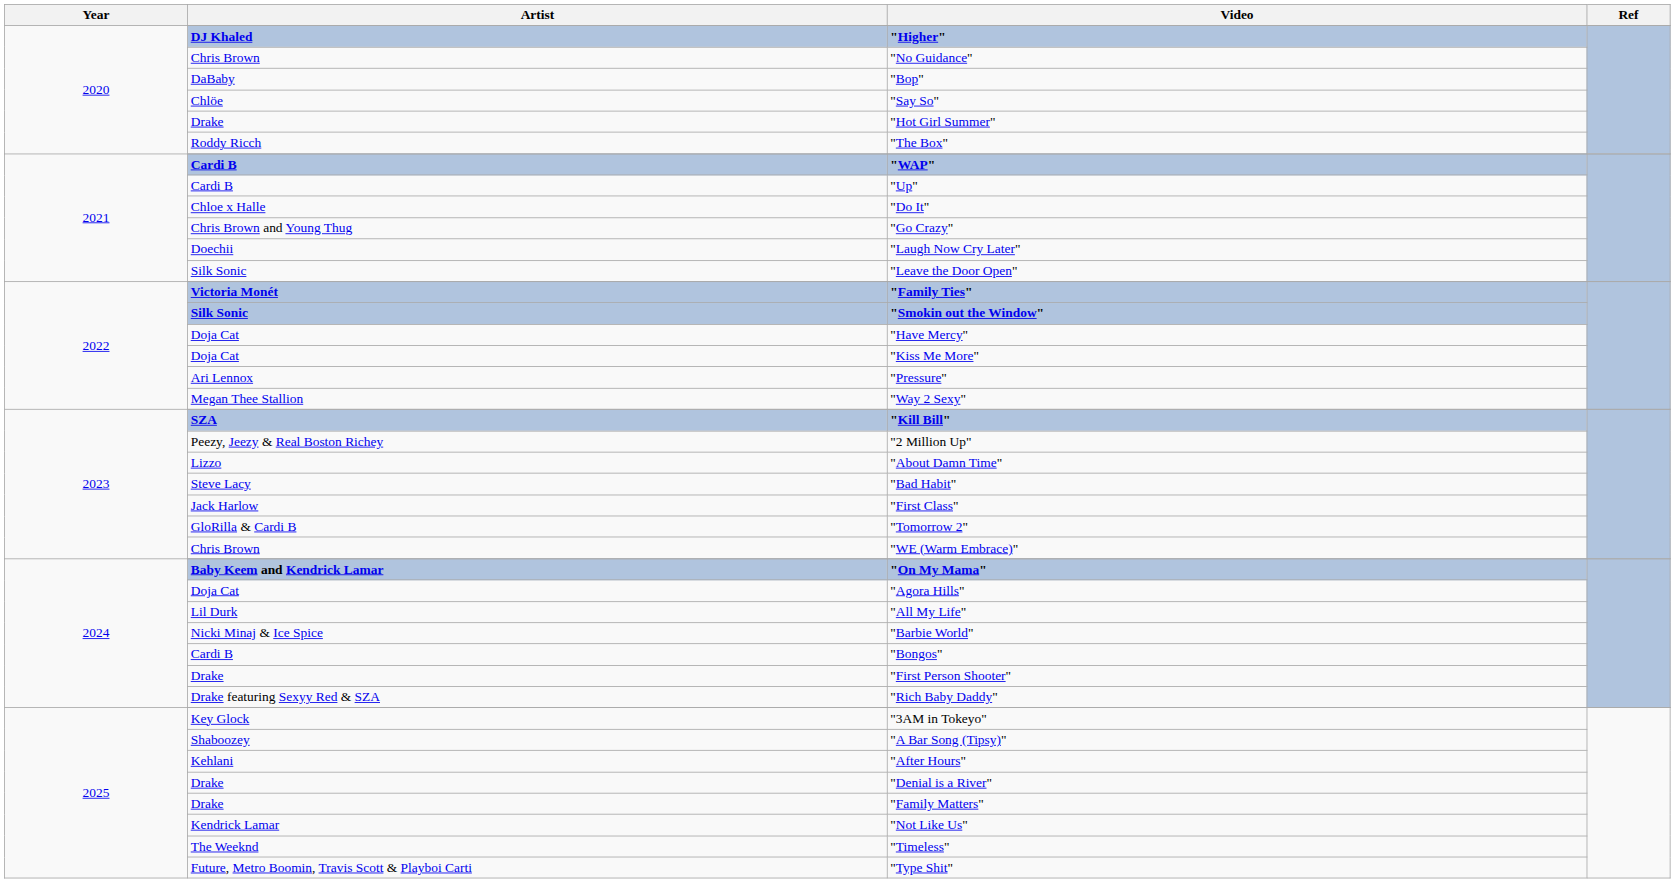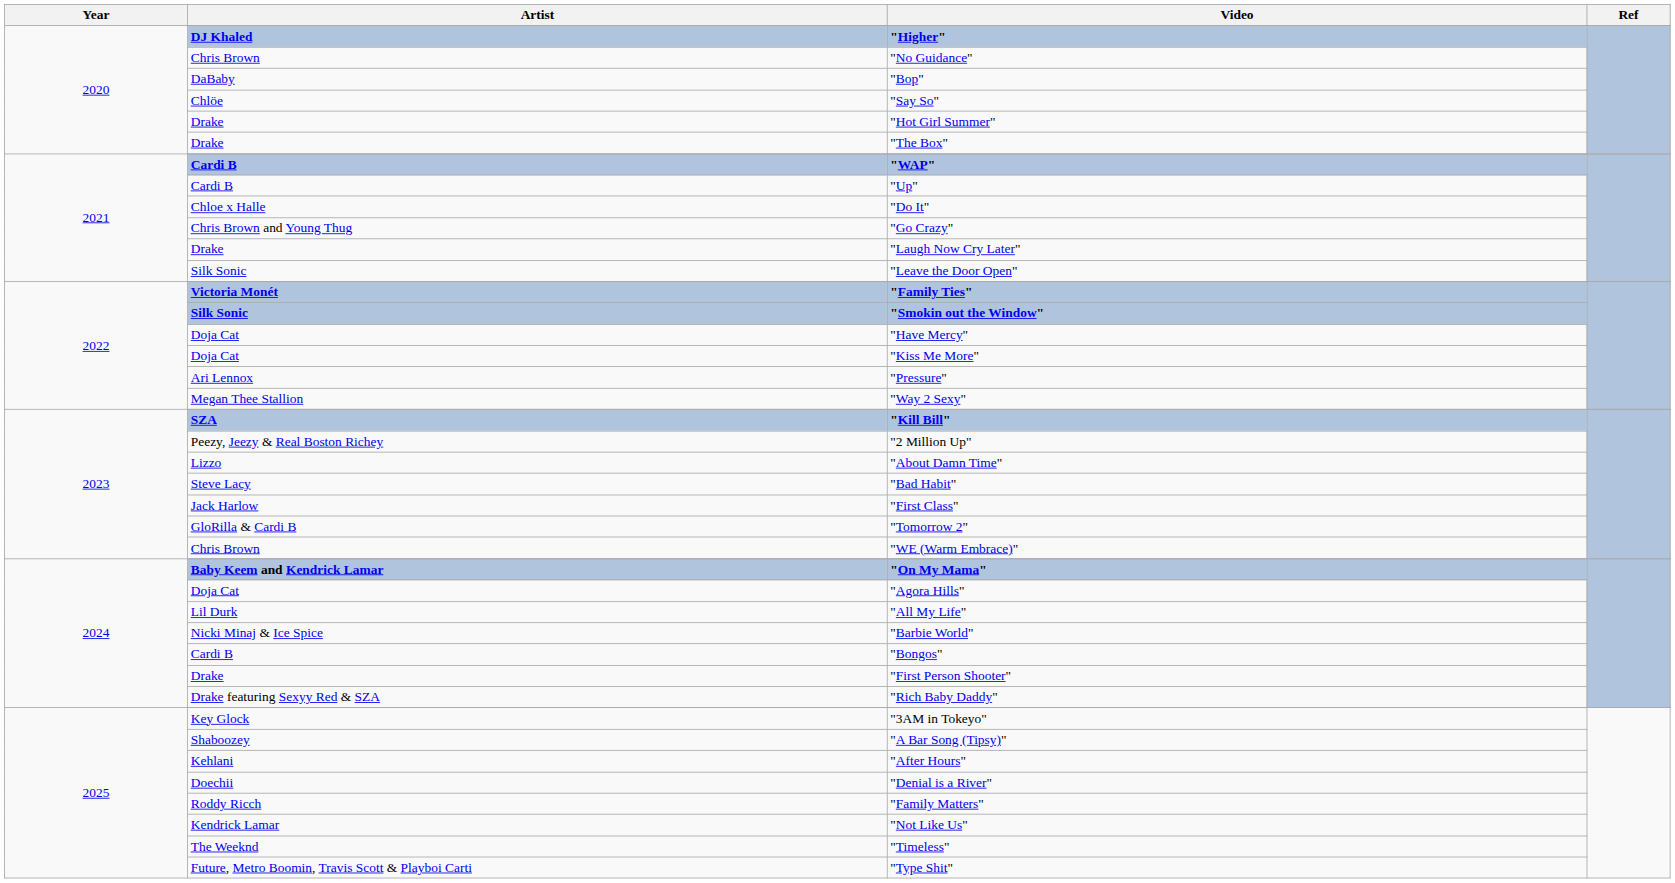(226, 143) Roddy Ricch -> (207, 143) Drake
(212, 249) Doechii -> (207, 249) Drake
(207, 782) Drake -> (212, 782) Doechii
(207, 803) Drake -> (226, 803) Roddy Ricch
